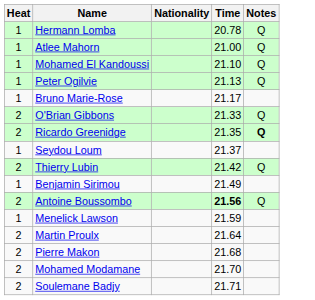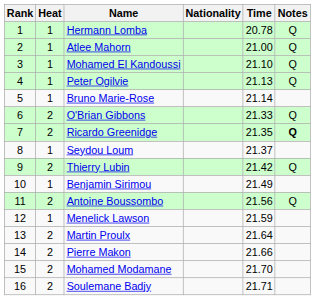+ column: (20, 13)
(228, 99) 21.17 -> (259, 99) 21.14
(228, 201) bold -> (259, 201) normal
(228, 252) 21.68 -> (259, 252) 21.66
